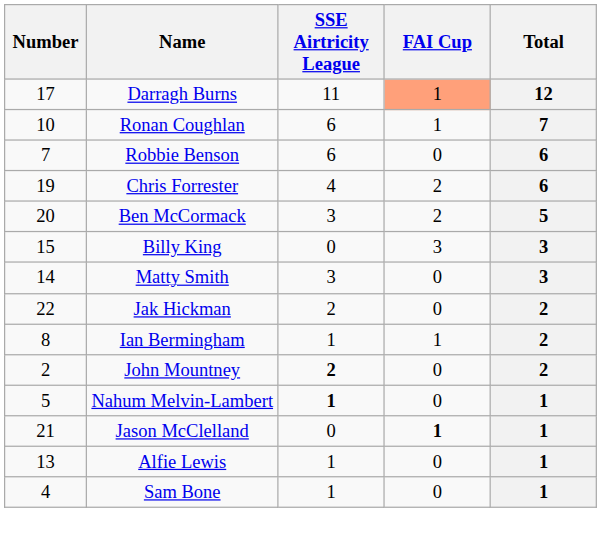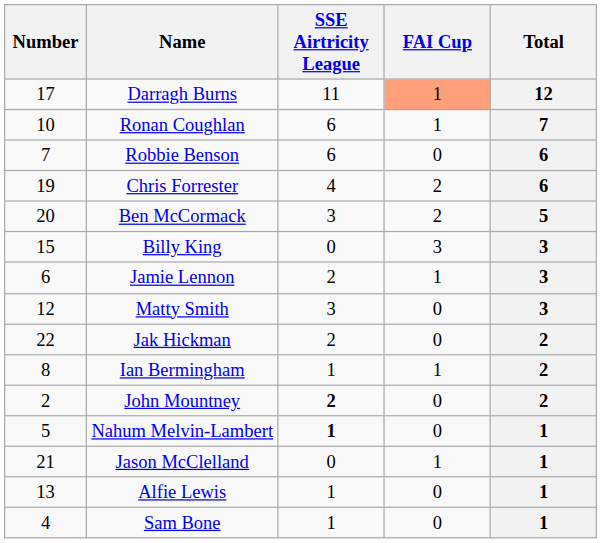+ row: (182, 277)
(46, 277) 14 -> (46, 308) 12
(437, 430) bold -> (437, 461) normal
